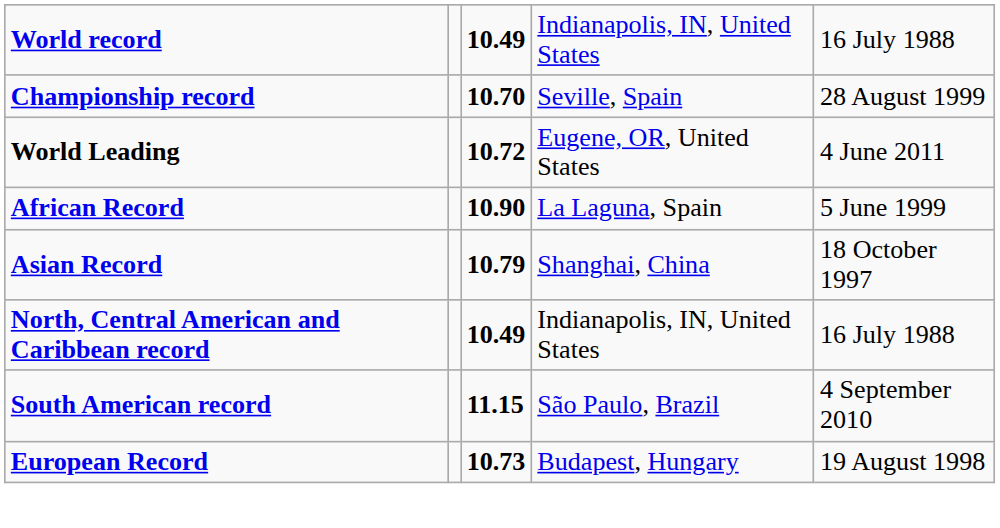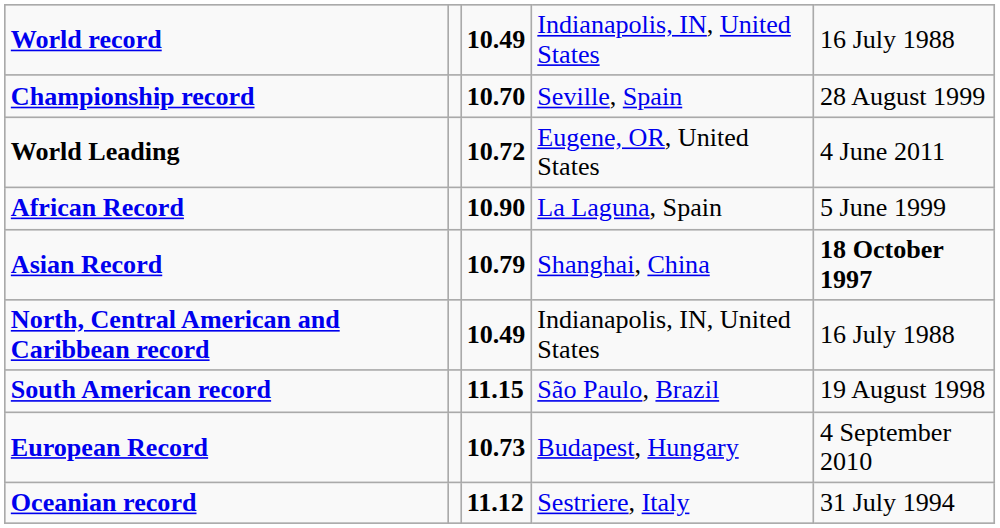(878, 263) normal -> (882, 263) bold
(886, 405) 4 September 2010 -> (903, 390) 19 August 1998
(903, 461) 19 August 1998 -> (886, 446) 4 September 2010
+ row: (104, 502)
